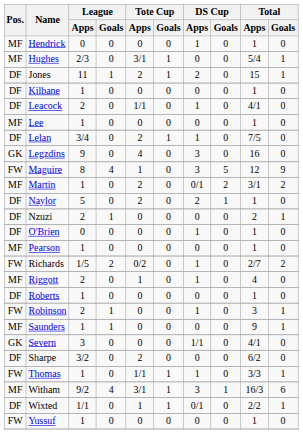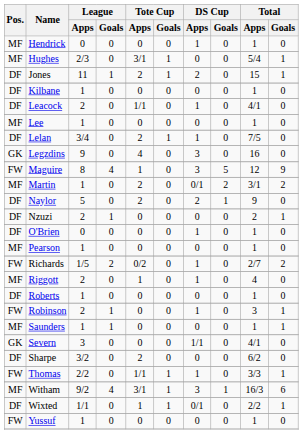(254, 201) 1 -> (254, 201) 9
(254, 327) 9 -> (254, 327) 1
(83, 374) 1 -> (83, 374) 2/2
